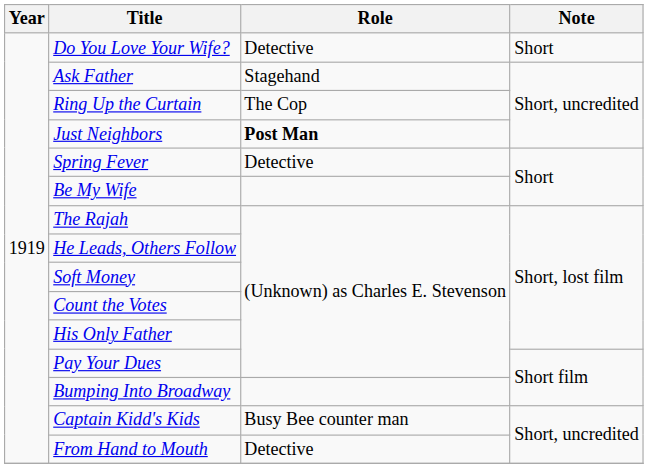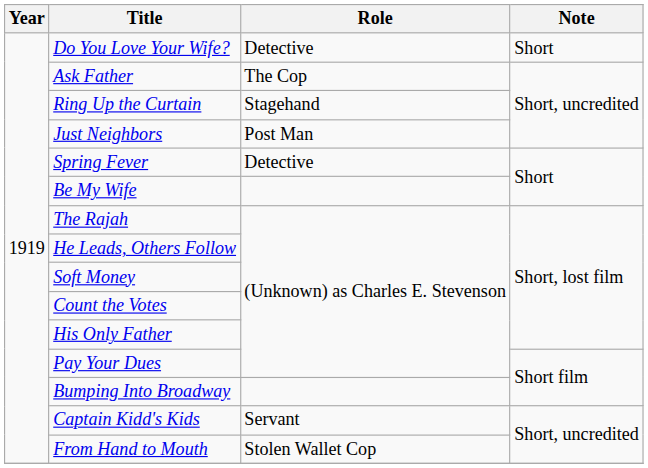(282, 76) Stagehand -> (276, 76) The Cop
(276, 104) The Cop -> (282, 104) Stagehand
(281, 133) bold -> (279, 133) normal
(326, 420) Busy Bee counter man -> (272, 420) Servant
(279, 448) Detective -> (310, 448) Stolen Wallet Cop
